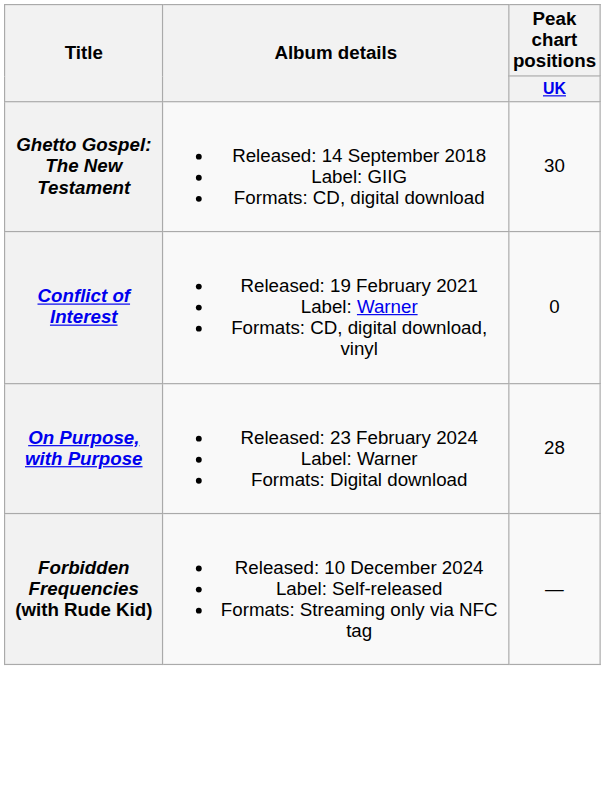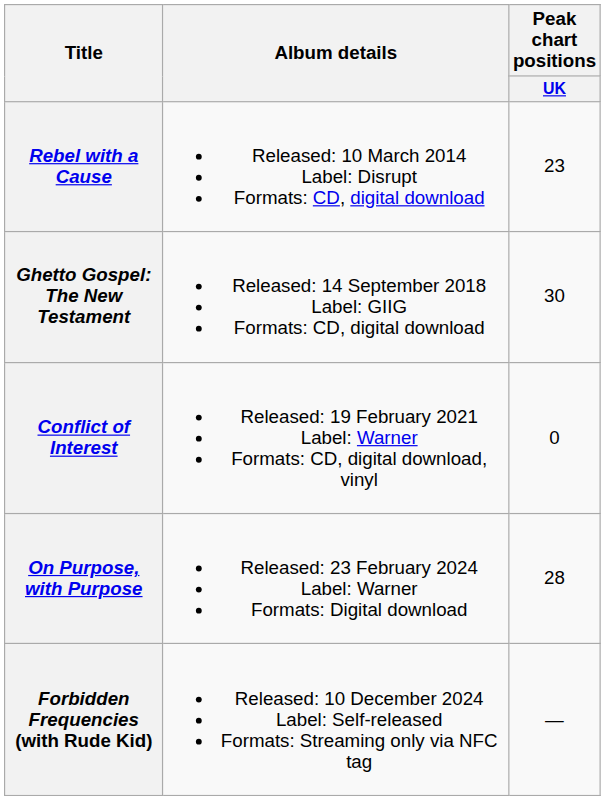+ row: (84, 166)
